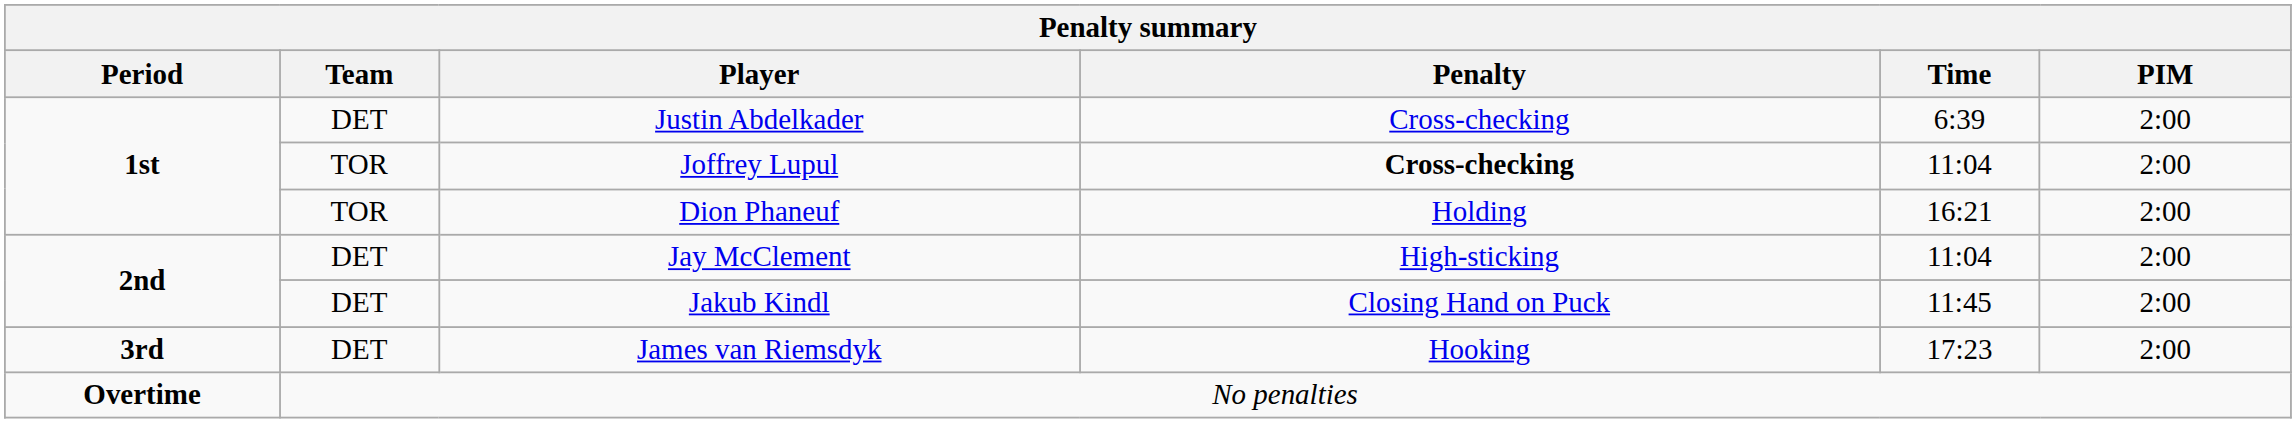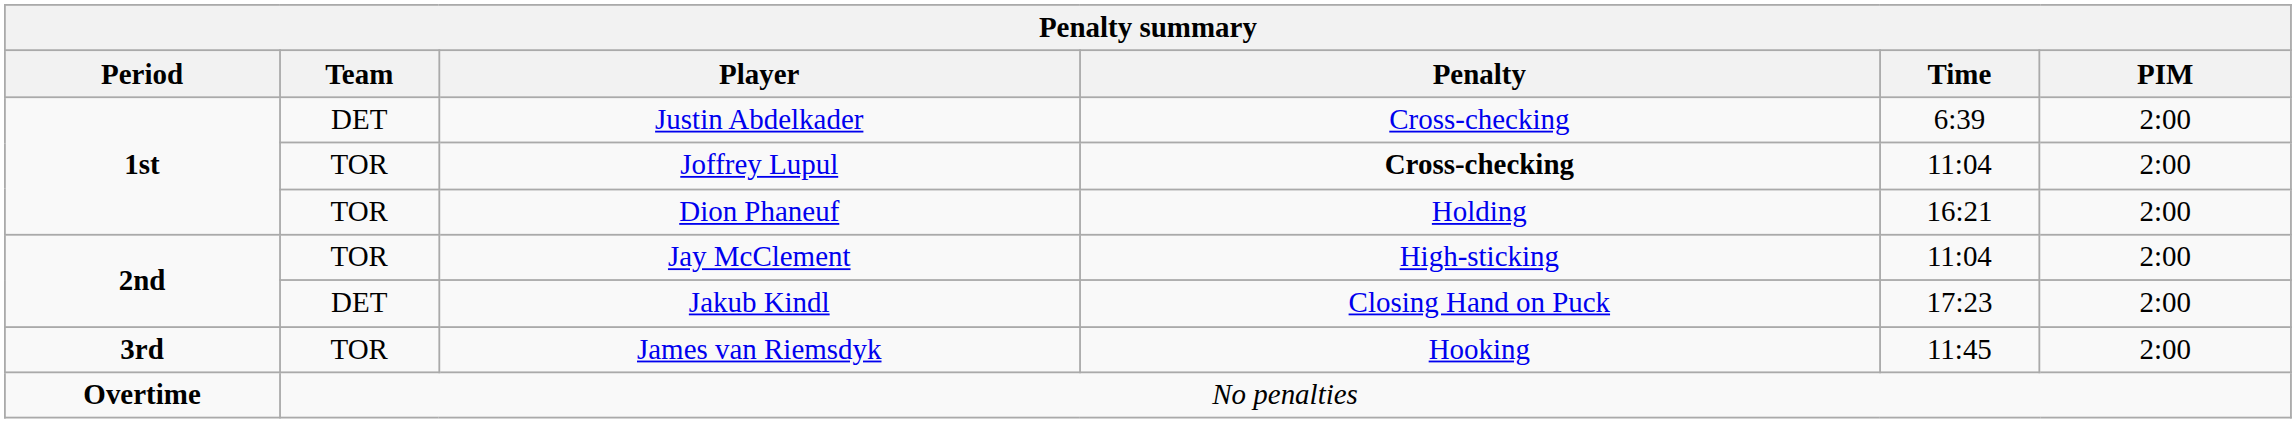(359, 257) DET -> (359, 257) TOR
(1959, 303) 11:45 -> (1959, 303) 17:23
(359, 348) DET -> (359, 348) TOR
(1959, 348) 17:23 -> (1959, 348) 11:45
